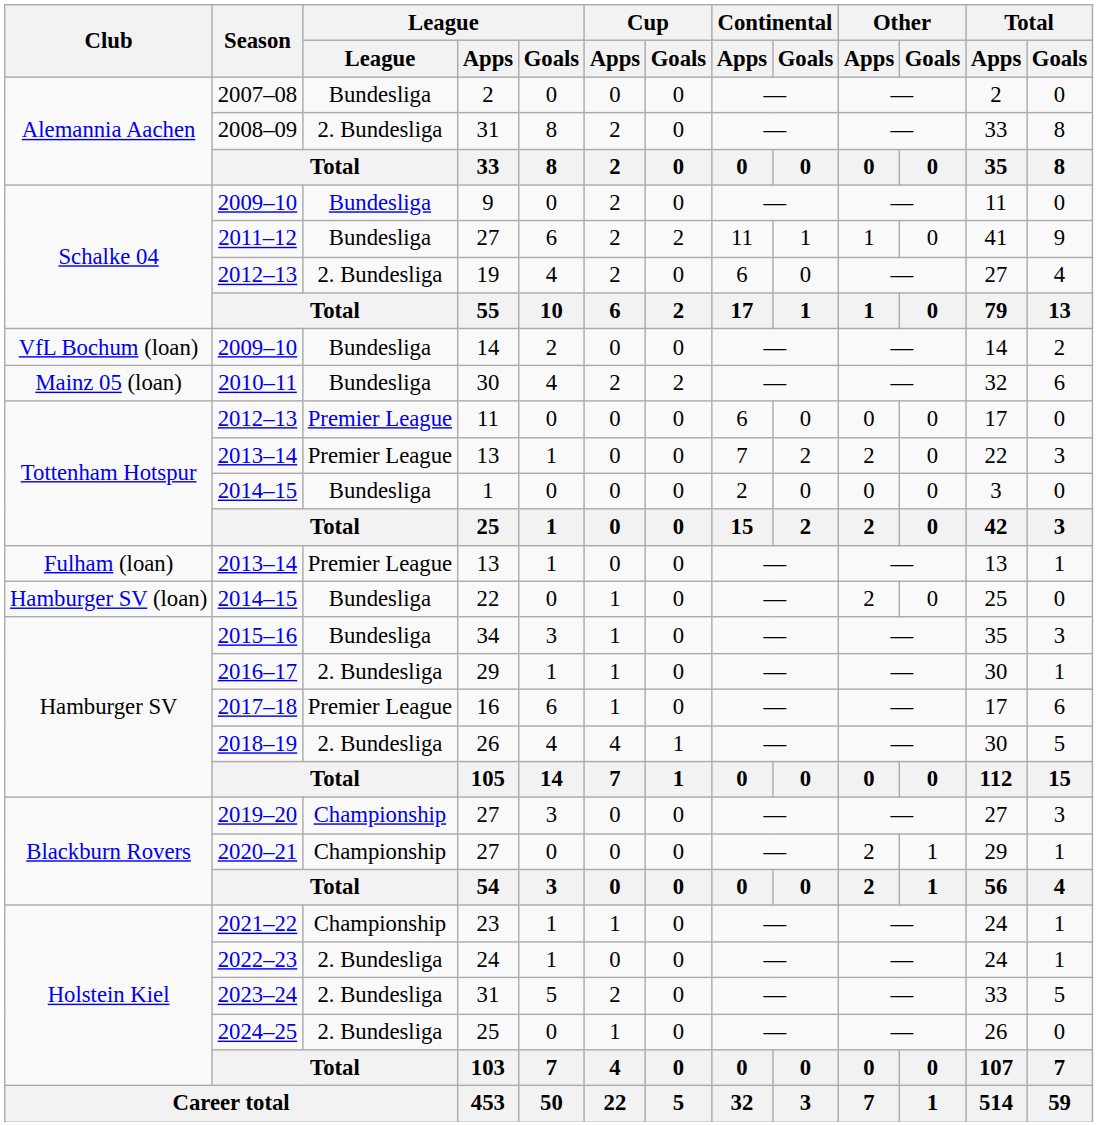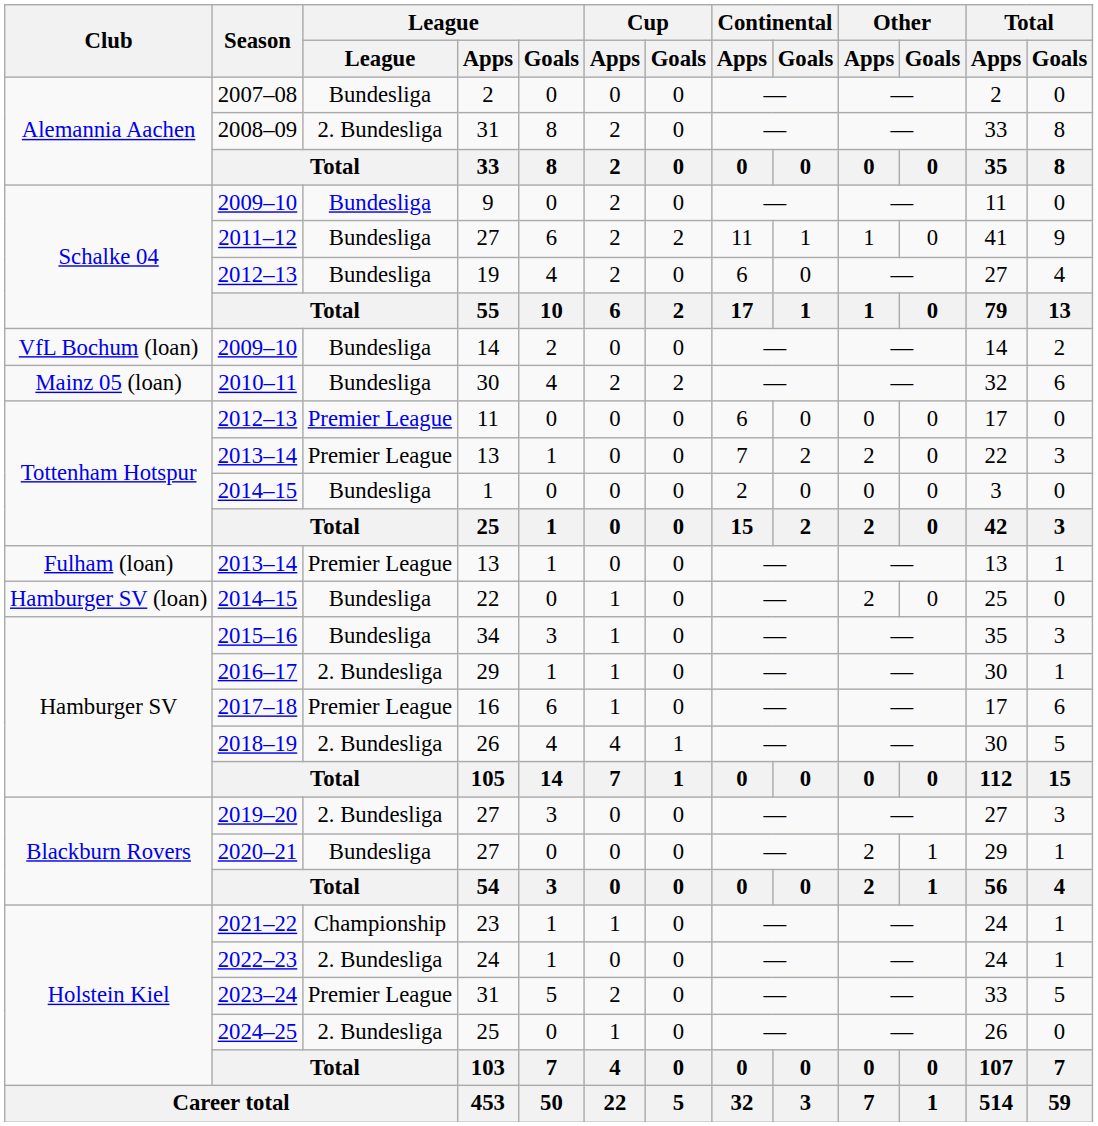(380, 274) 2. Bundesliga -> (380, 274) Bundesliga
(380, 815) Championship -> (380, 815) 2. Bundesliga
(380, 851) Championship -> (380, 851) Bundesliga
(380, 995) 2. Bundesliga -> (380, 995) Premier League
